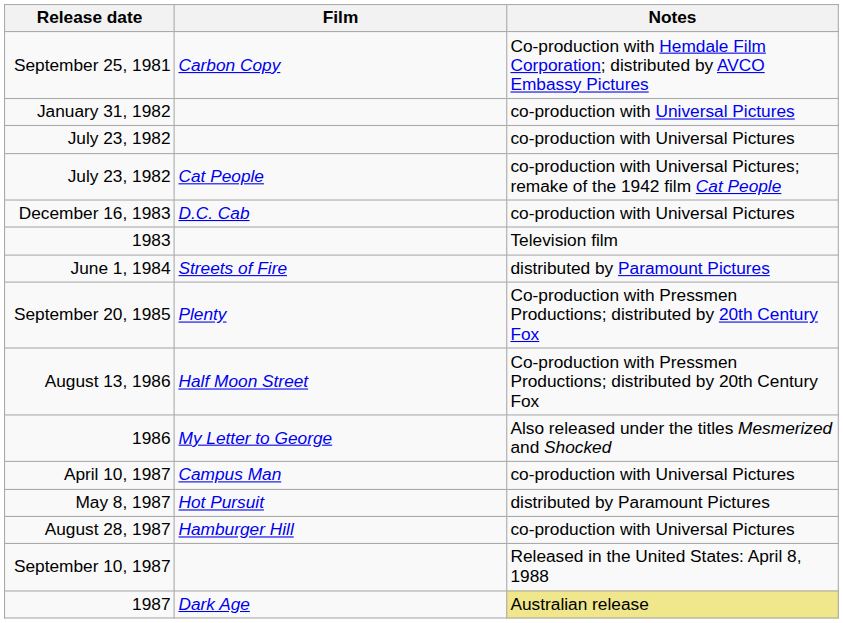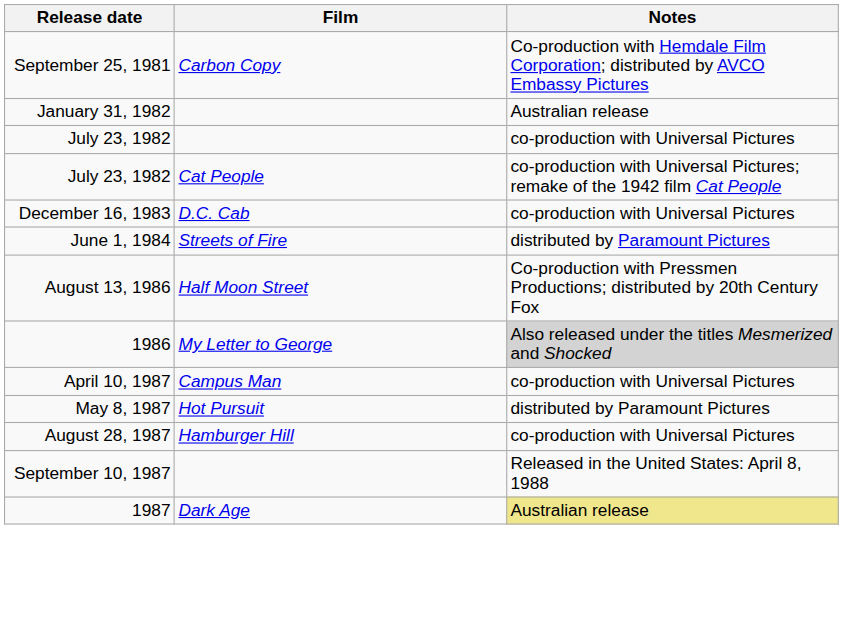(653, 111) co-production with Universal Pictures -> (580, 111) Australian release
- row: (151, 240)
- row: (92, 315)
(671, 438) no background -> (671, 344) lightgrey background
